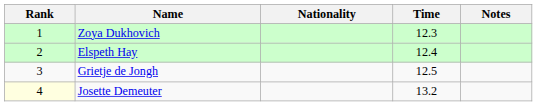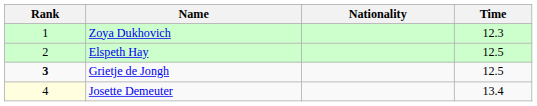- column: (496, 14)
(427, 52) 12.4 -> (493, 52) 12.5
(40, 71) normal -> (45, 71) bold
(427, 91) 13.2 -> (493, 91) 13.4
